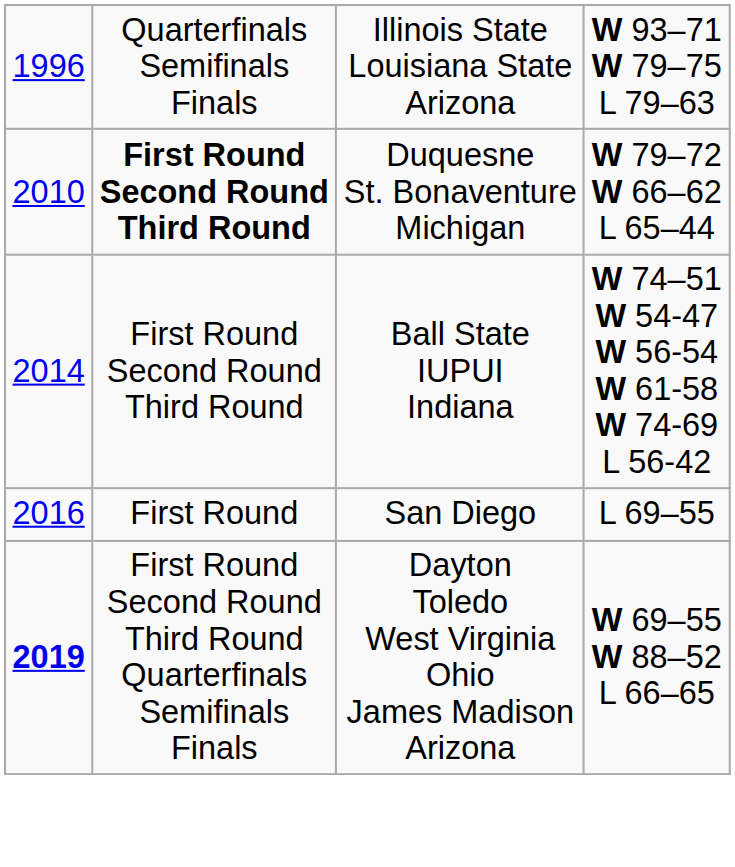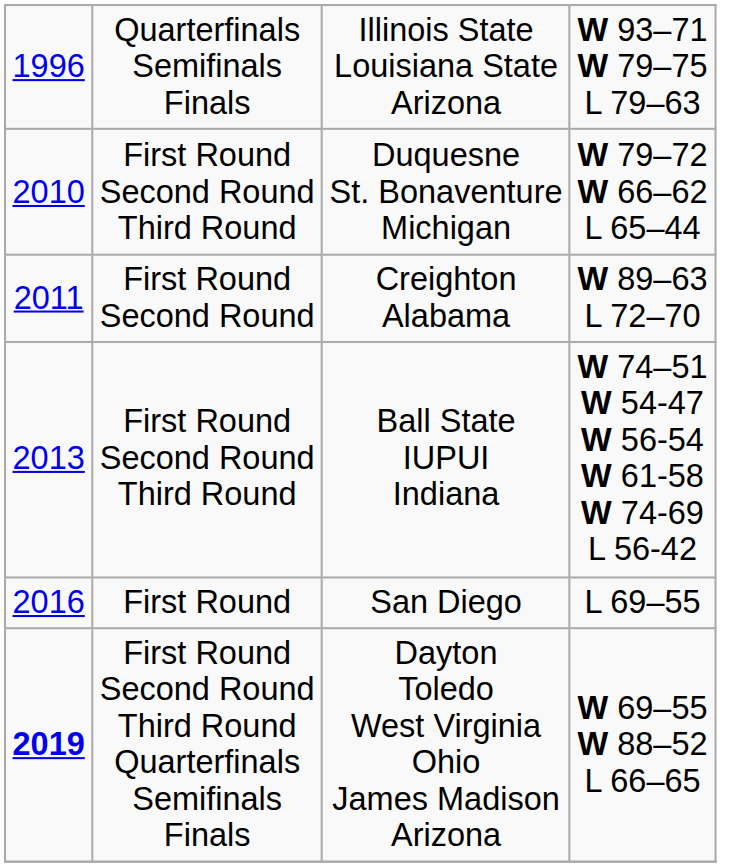(214, 191) bold -> (207, 191) normal
+ row: (446, 297)
(49, 370) 2014 -> (49, 458) 2013
